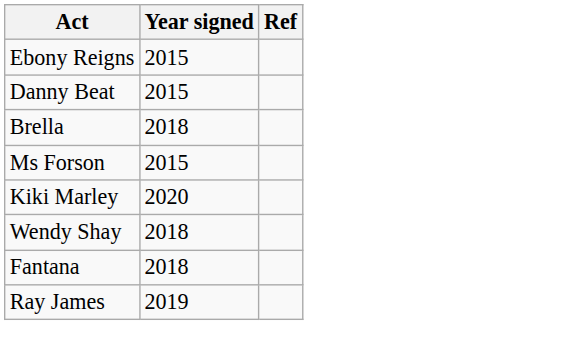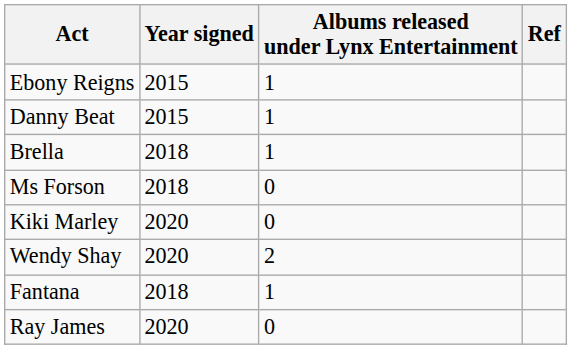+ column: (391, 34)
(167, 162) 2015 -> (167, 186) 2018
(167, 232) 2018 -> (167, 256) 2020
(167, 302) 2019 -> (167, 326) 2020
